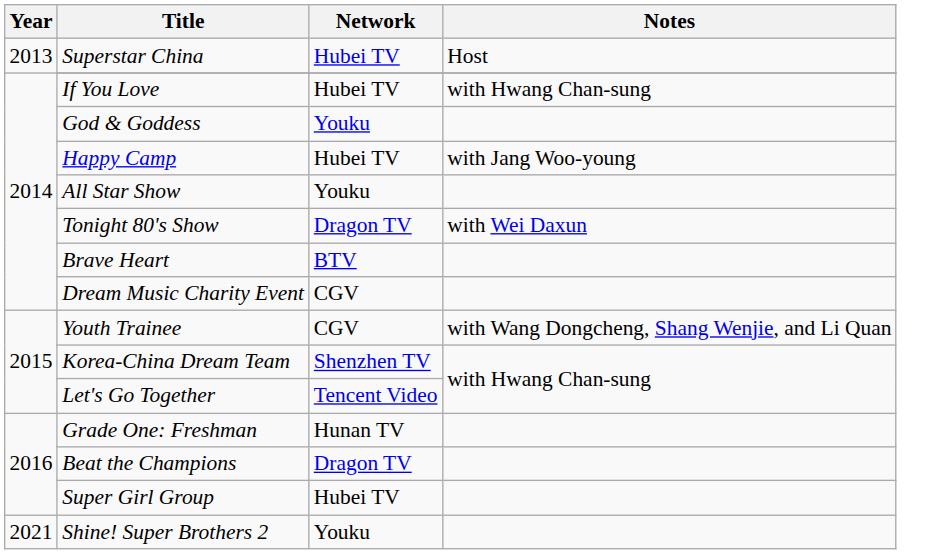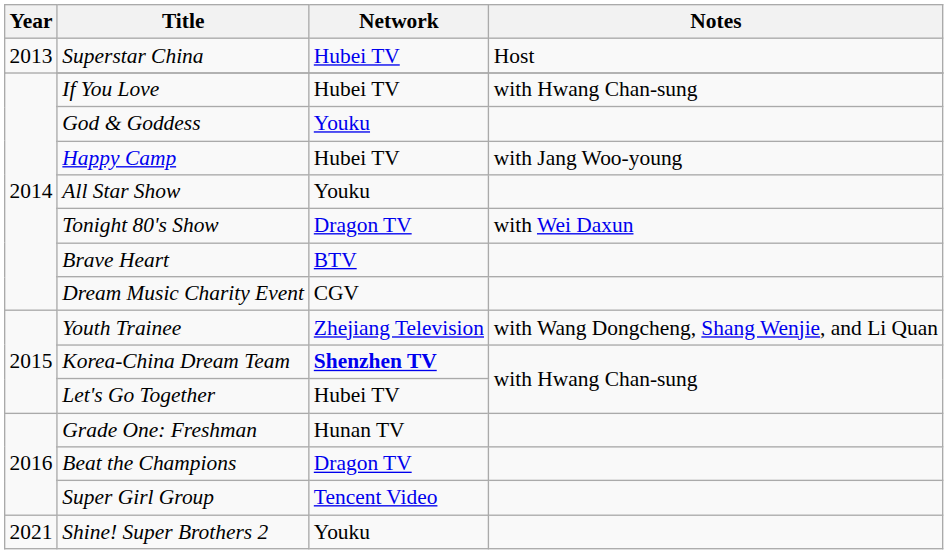(336, 327) CGV -> (399, 327) Zhejiang Television
(372, 361) normal -> (375, 361) bold
(376, 395) Tencent Video -> (357, 395) Hubei TV
(357, 497) Hubei TV -> (376, 497) Tencent Video
